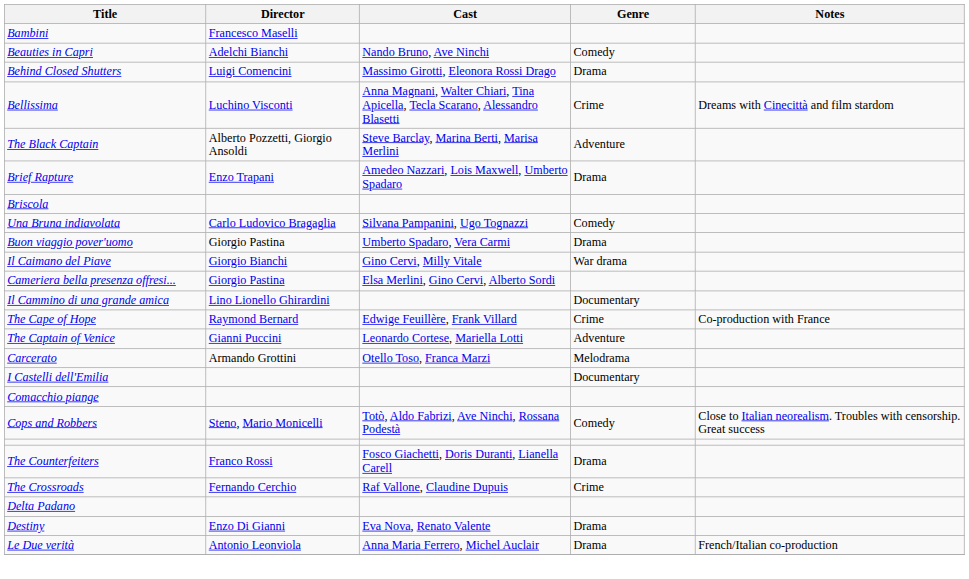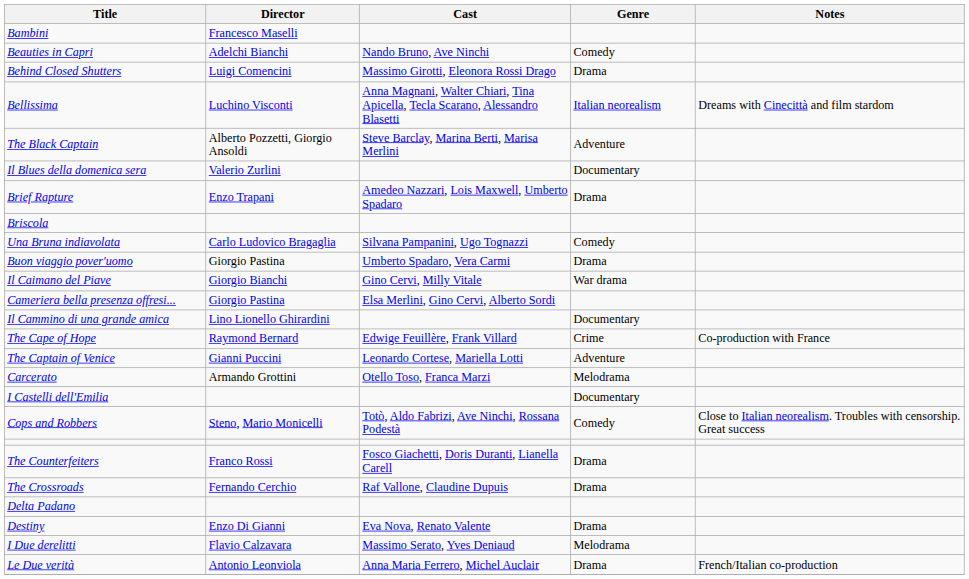(589, 104) Crime -> (617, 104) Italian neorealism
+ row: (77, 170)
- row: (53, 396)
(589, 487) Crime -> (590, 487) Drama
+ row: (41, 545)
